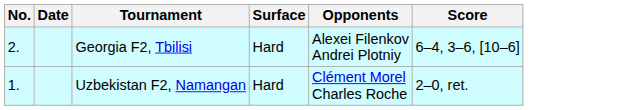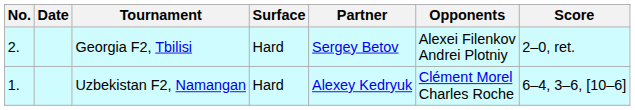+ column: (362, 15)
(468, 46) 6–4, 3–6, [10–6] -> (549, 46) 2–0, ret.
(442, 85) 2–0, ret. -> (574, 85) 6–4, 3–6, [10–6]
